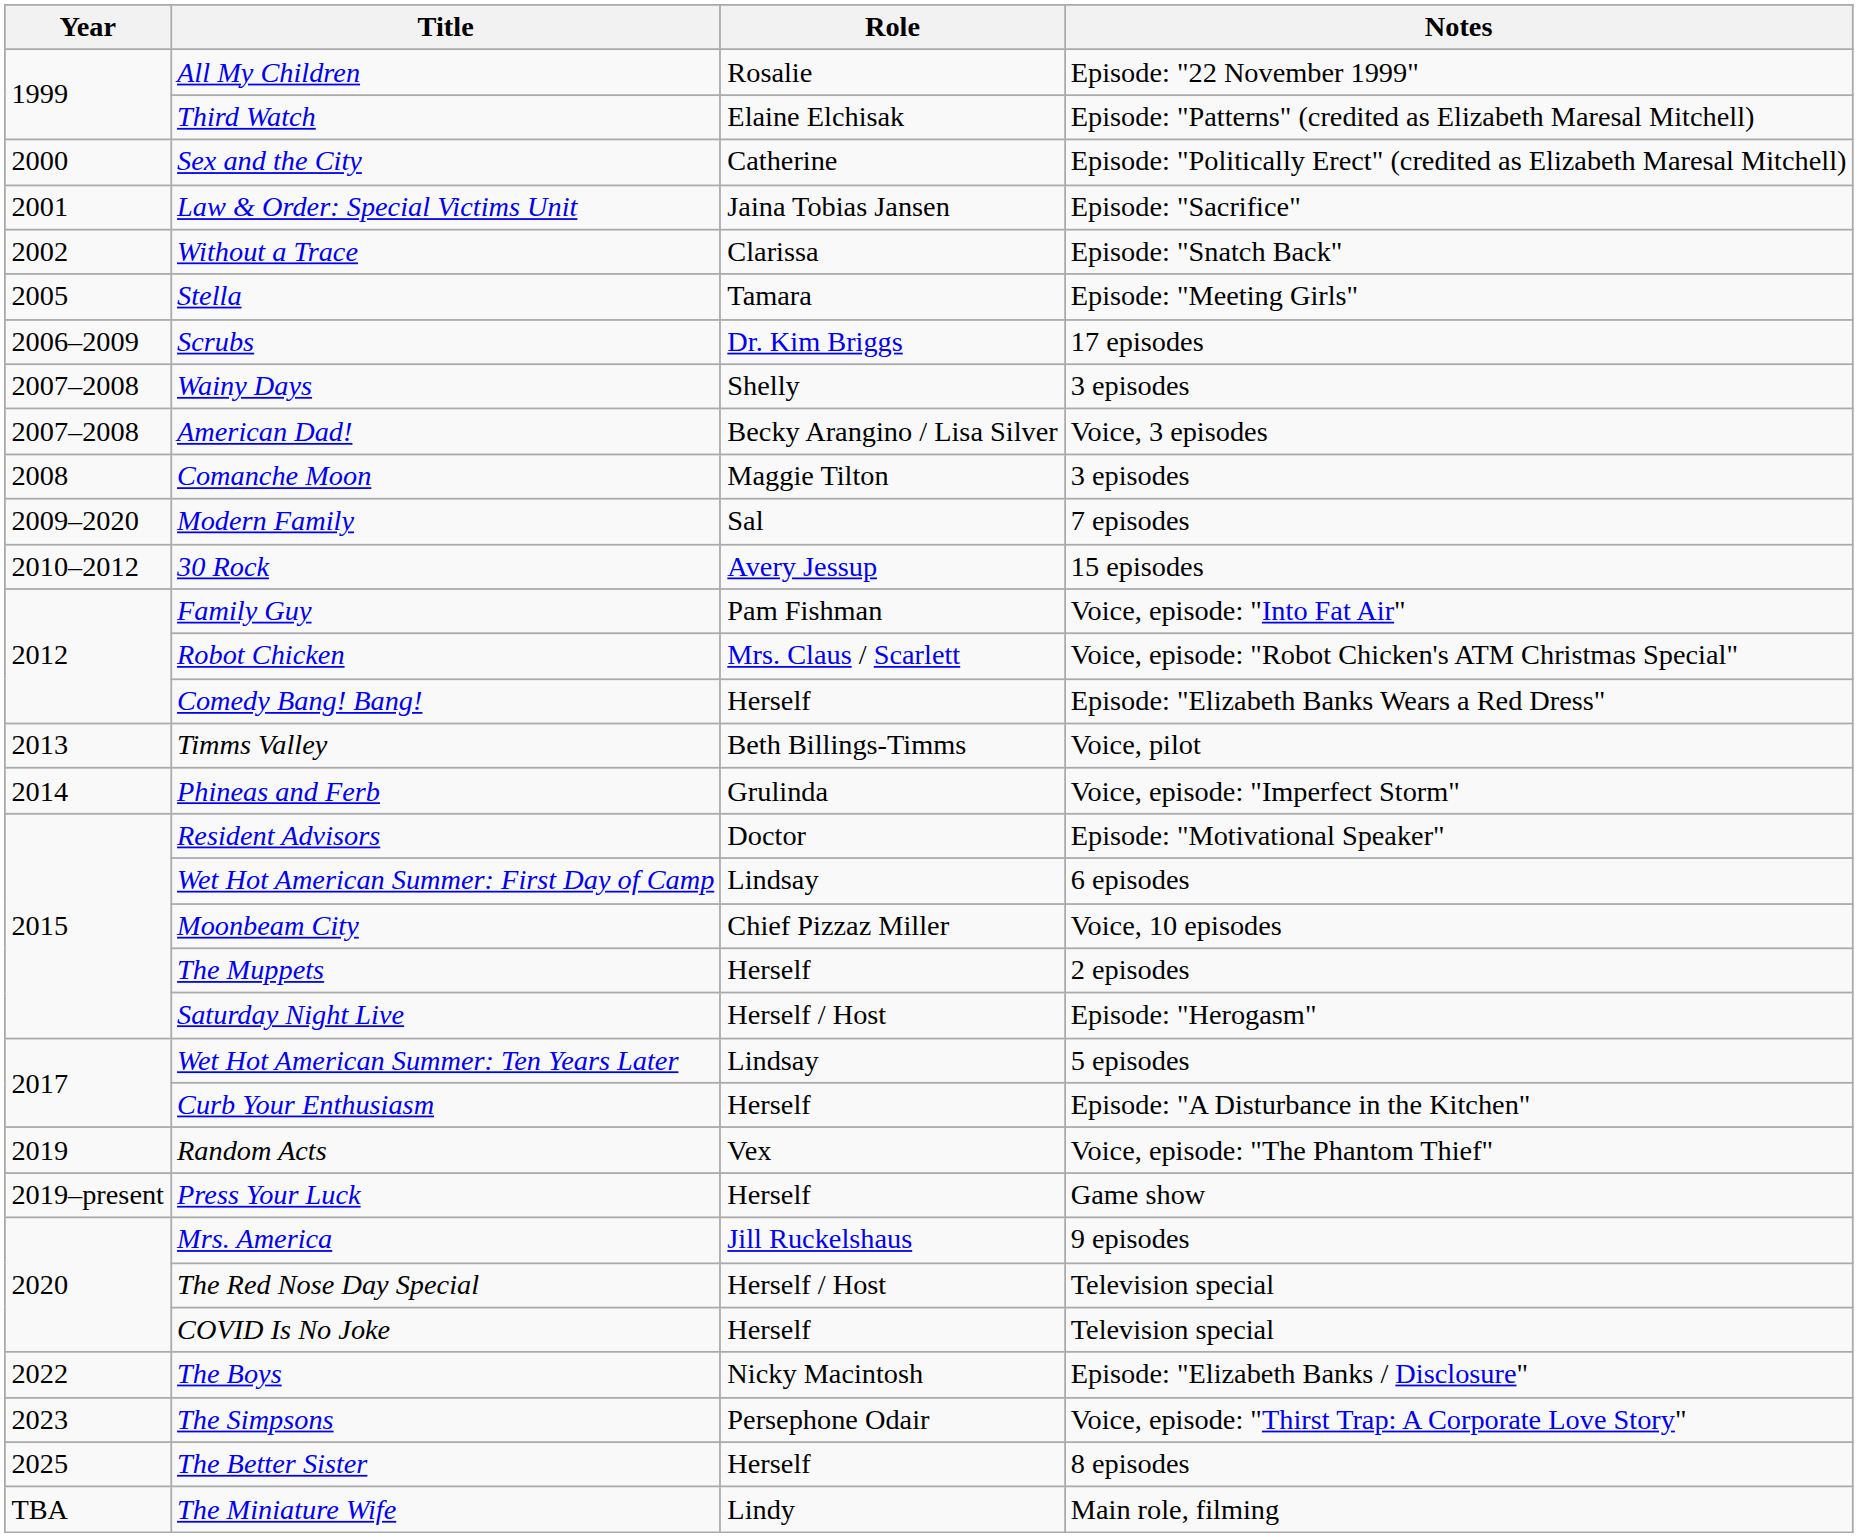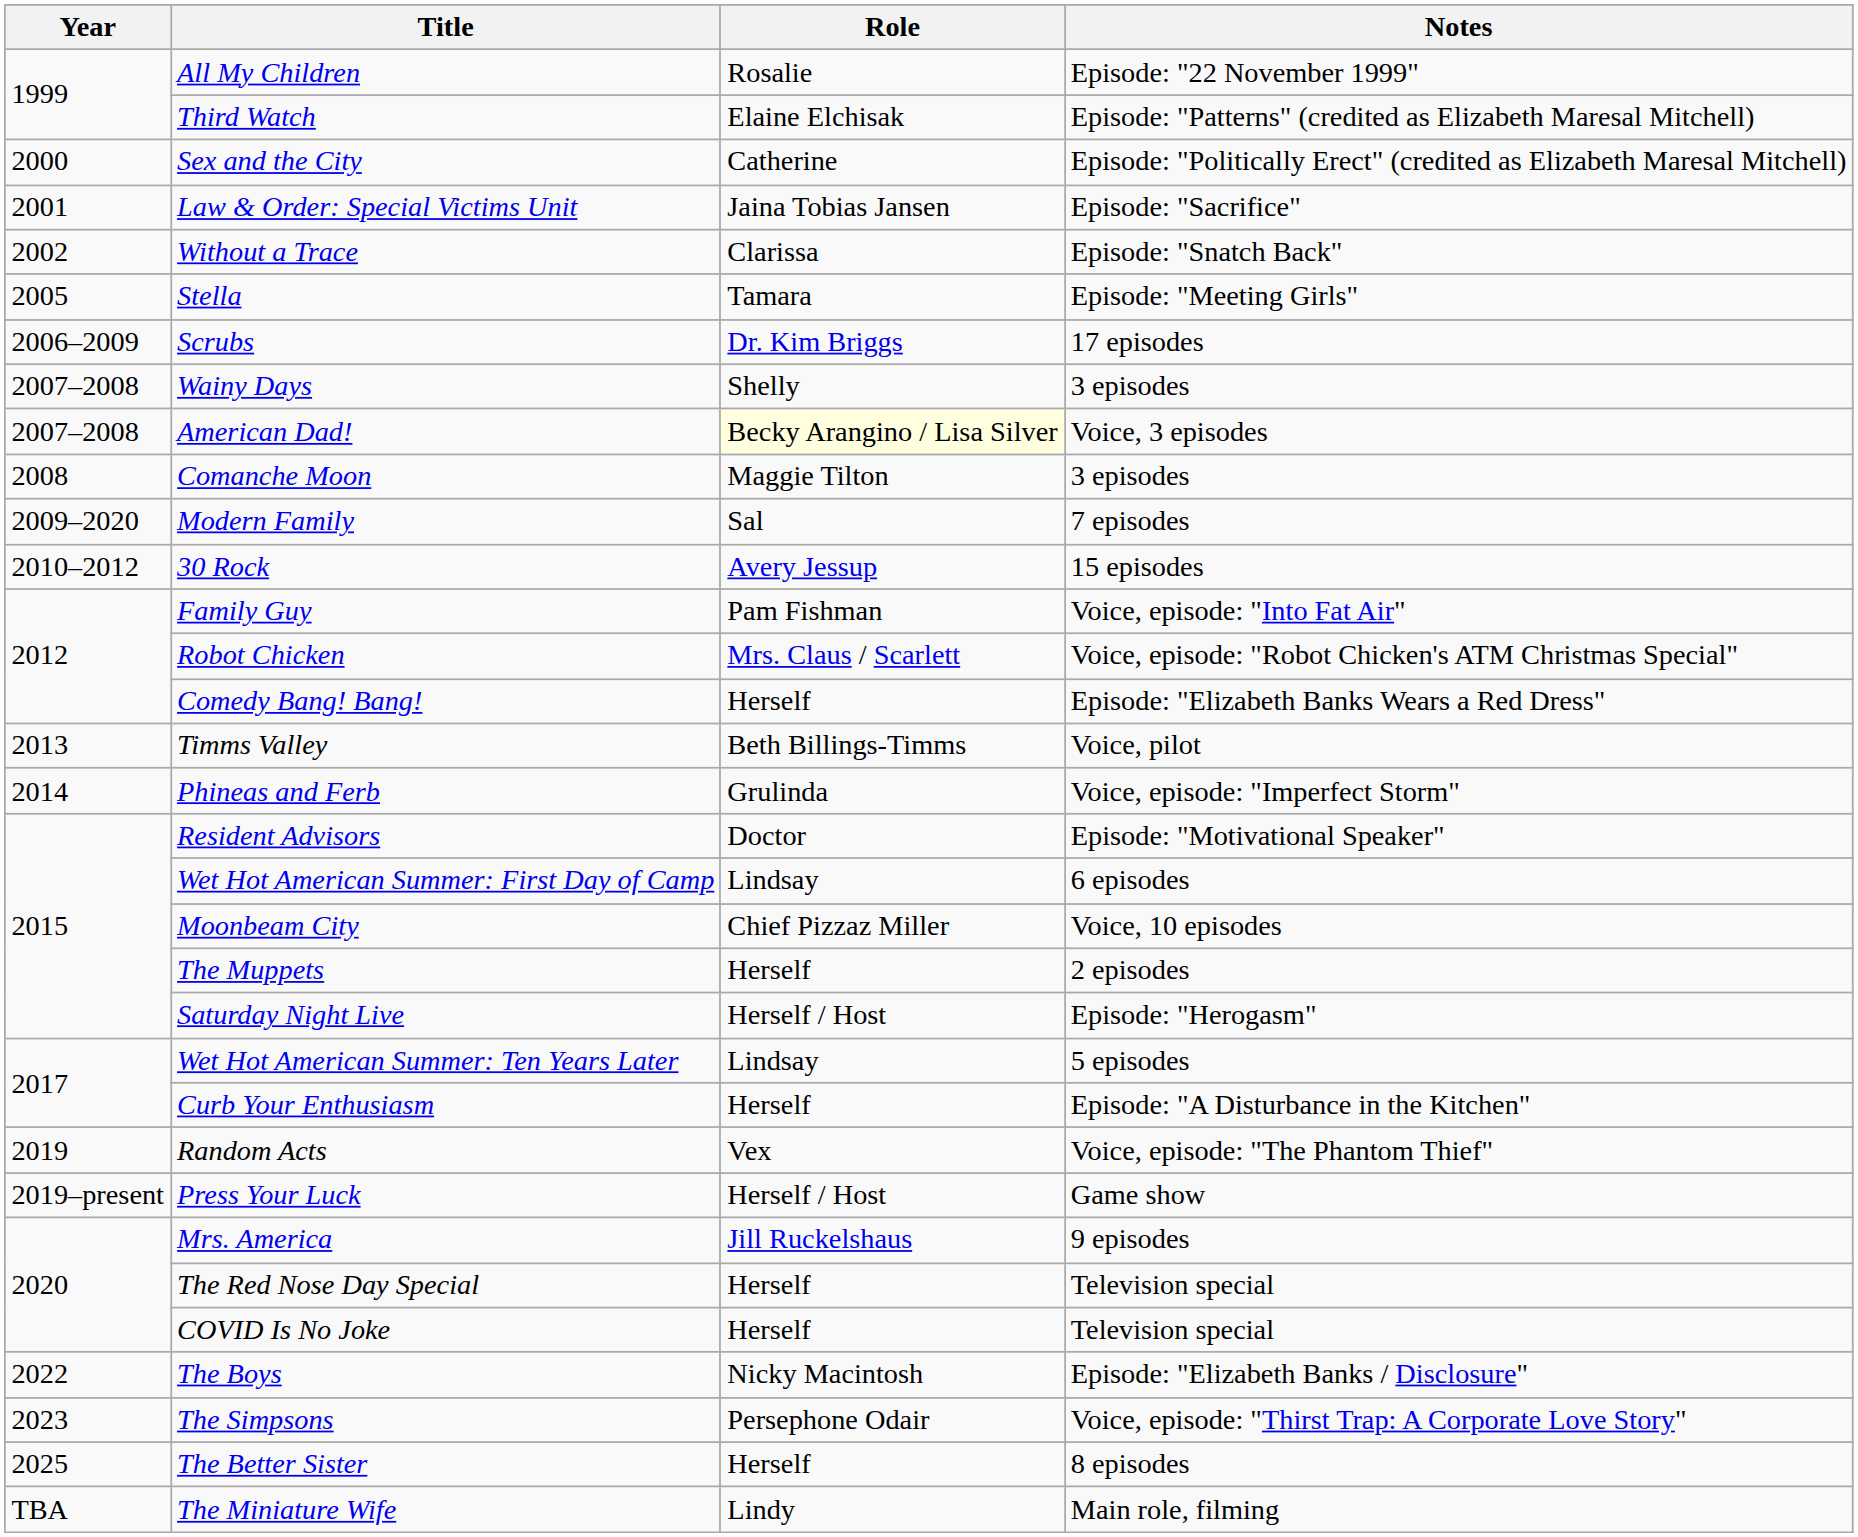(893, 431) no background -> (893, 431) lightyellow background
(769, 1194) Herself -> (807, 1194) Herself / Host
(807, 1284) Herself / Host -> (769, 1284) Herself
